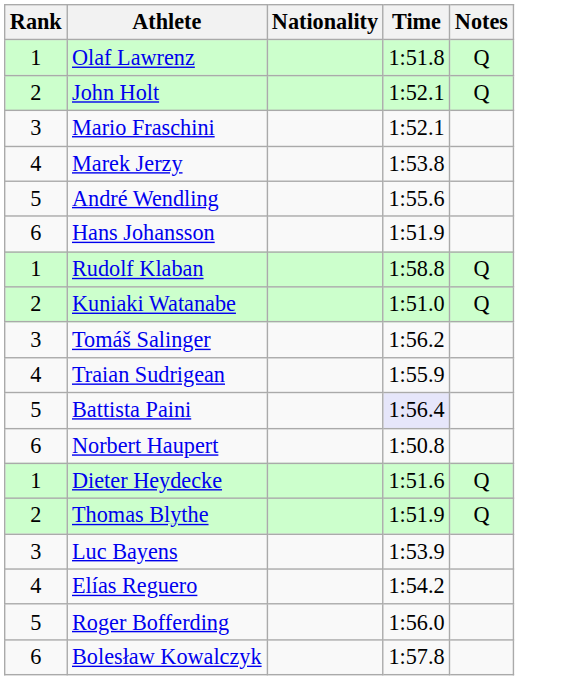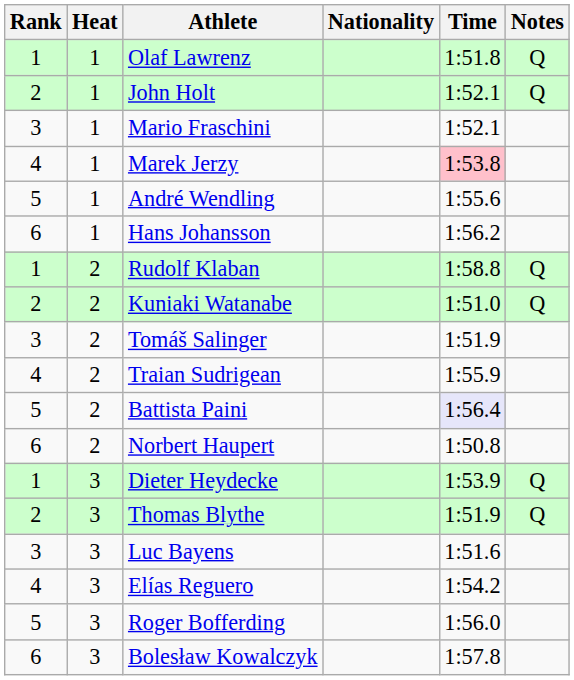+ column: (95, 22)
(416, 163) no background -> (472, 163) pink background
(416, 233) 1:51.9 -> (472, 233) 1:56.2
(416, 339) 1:56.2 -> (472, 339) 1:51.9
(416, 480) 1:51.6 -> (472, 480) 1:53.9
(416, 551) 1:53.9 -> (472, 551) 1:51.6
